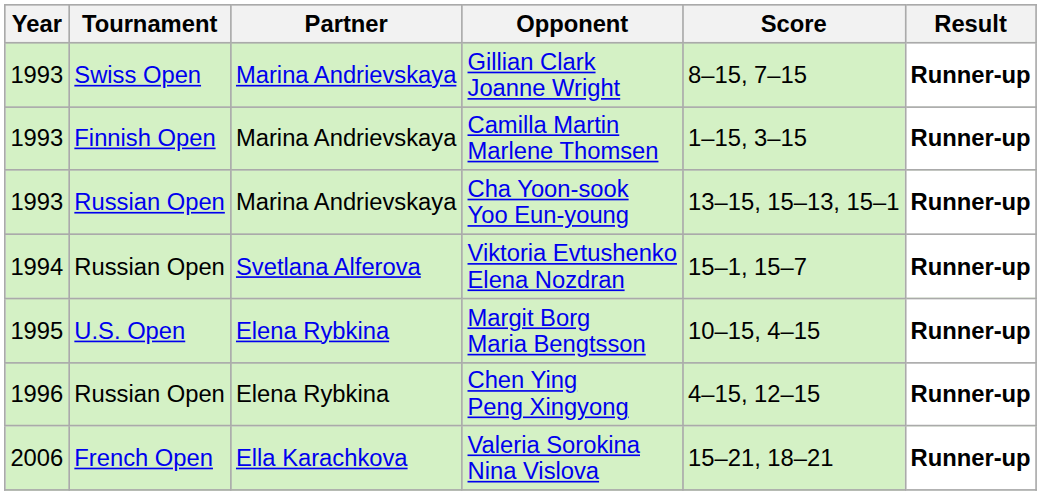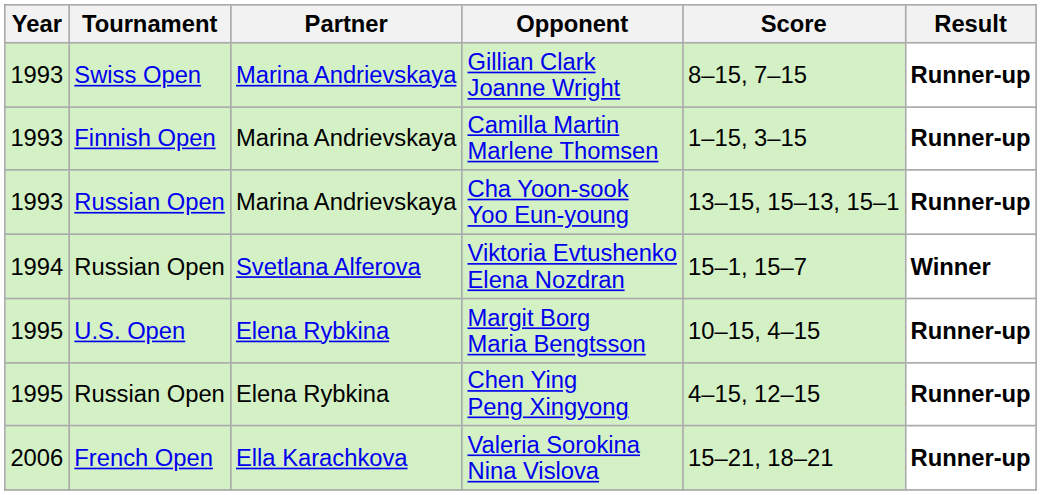(971, 267) Runner-up -> (951, 267) Winner
(37, 394) 1996 -> (37, 394) 1995
